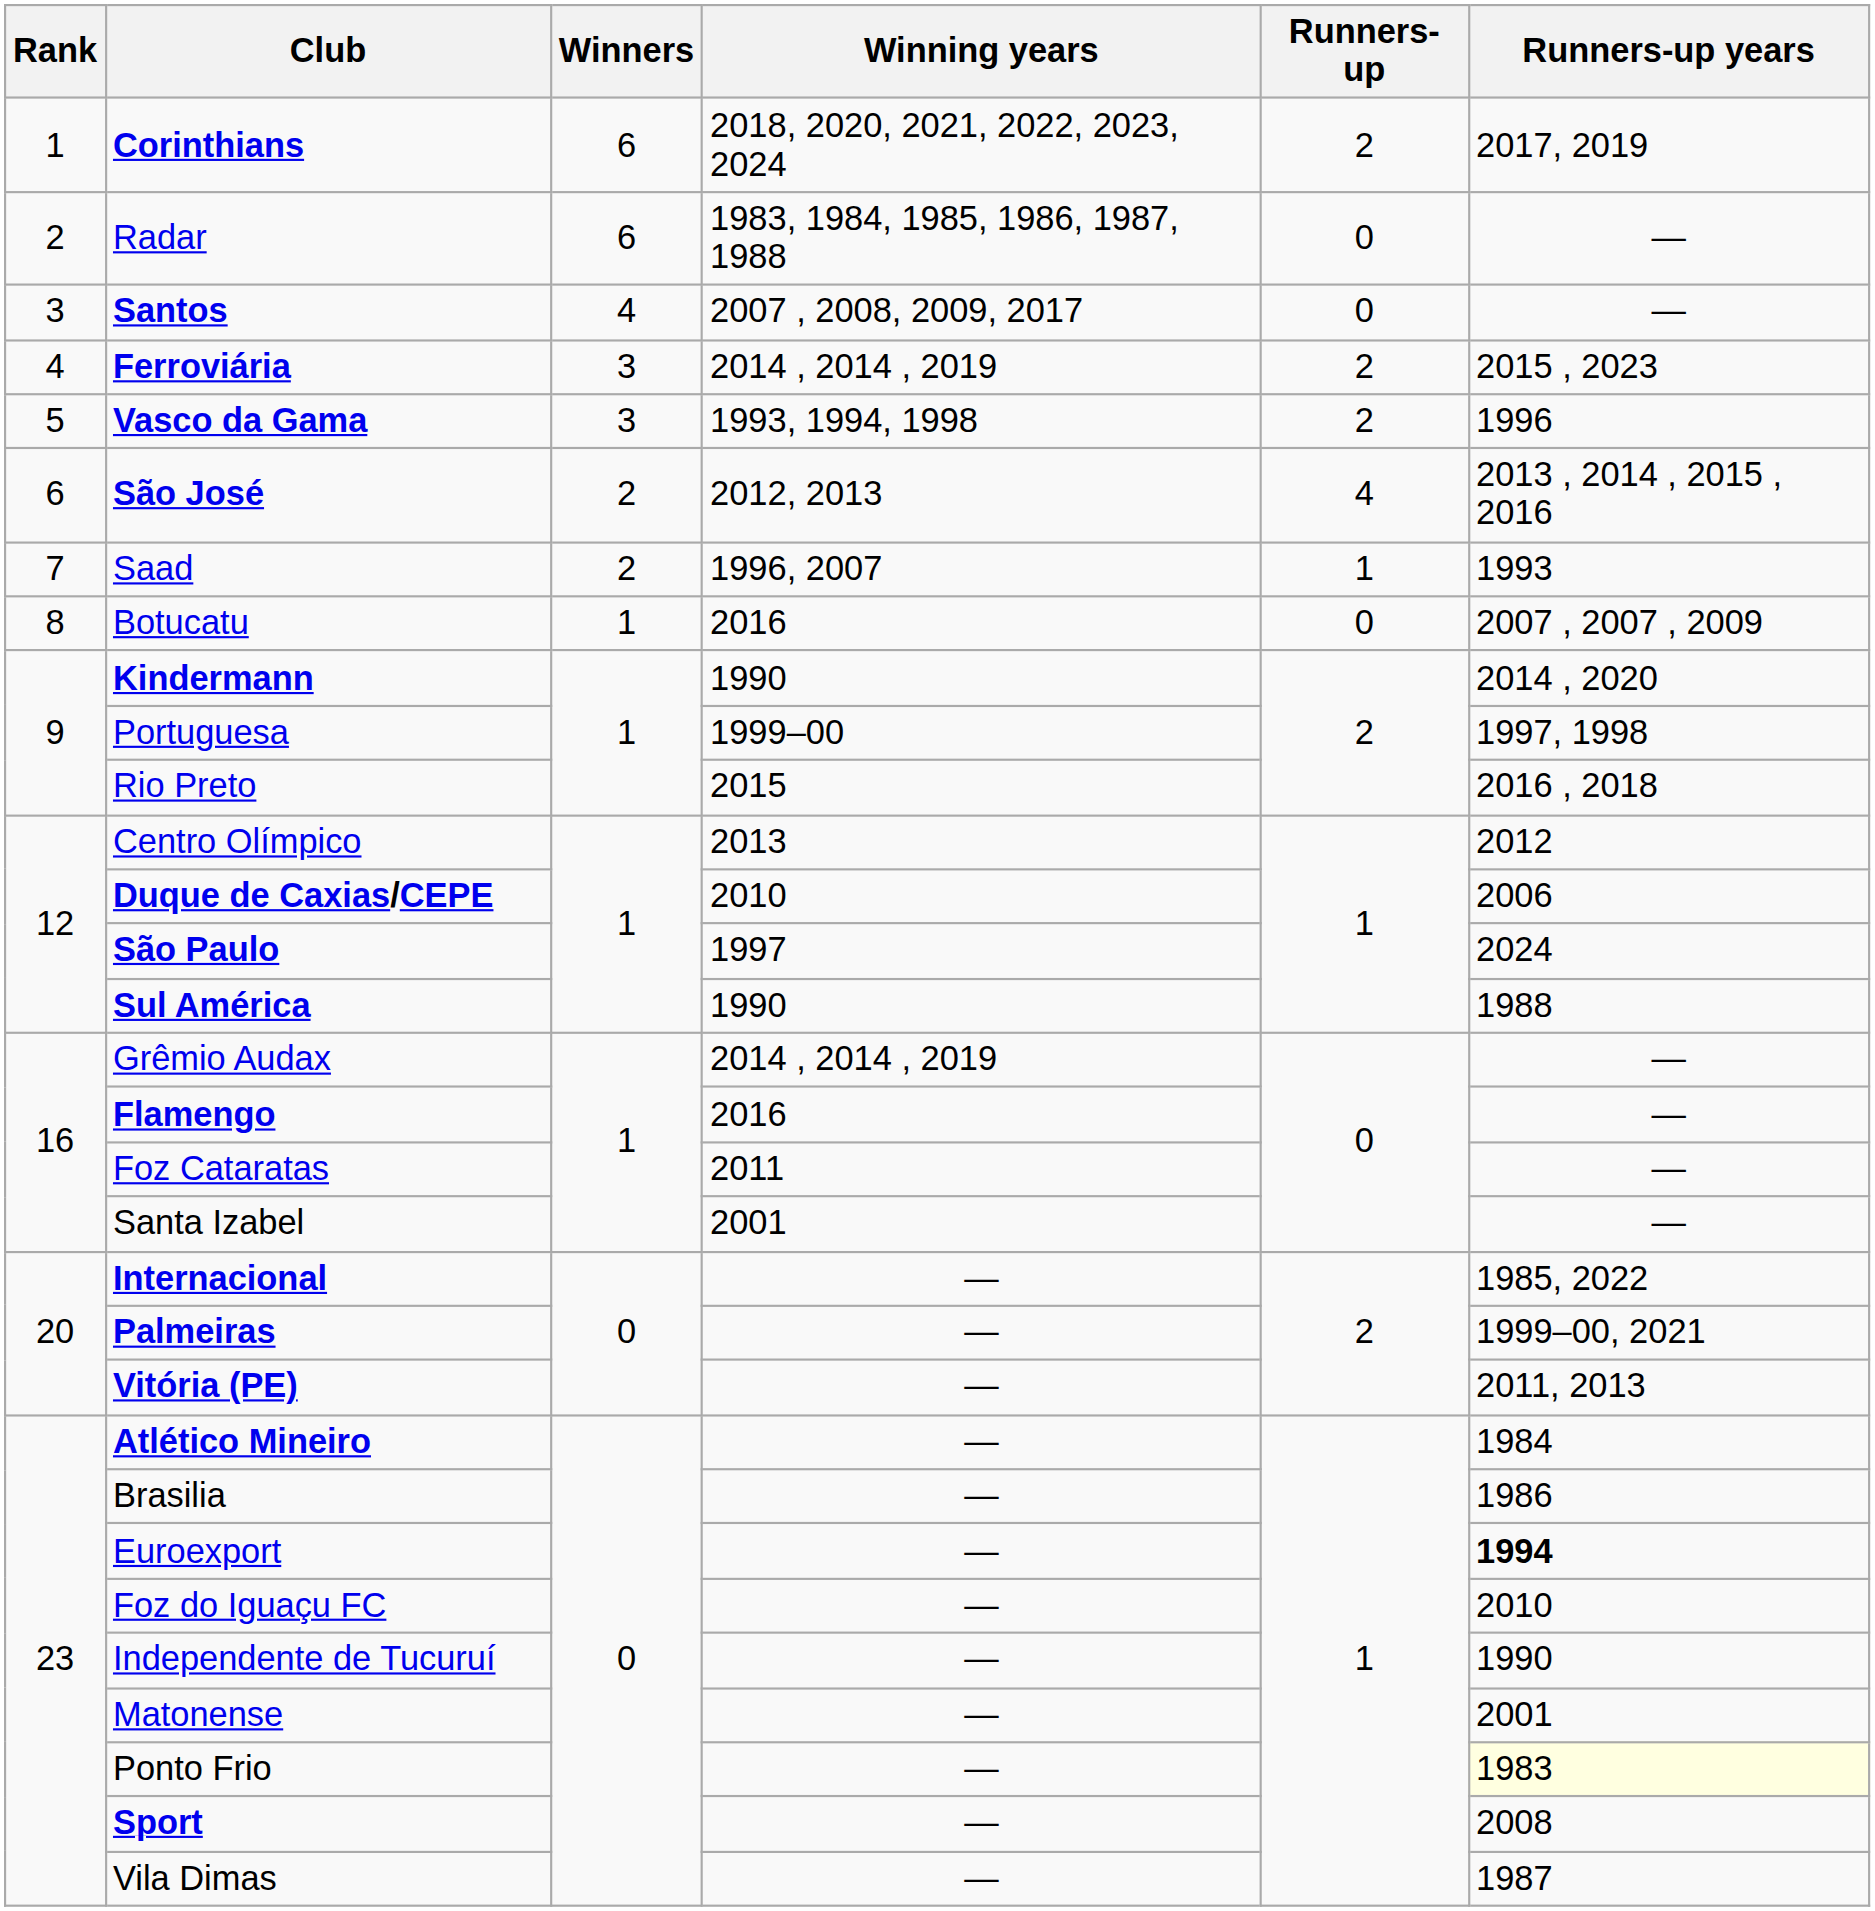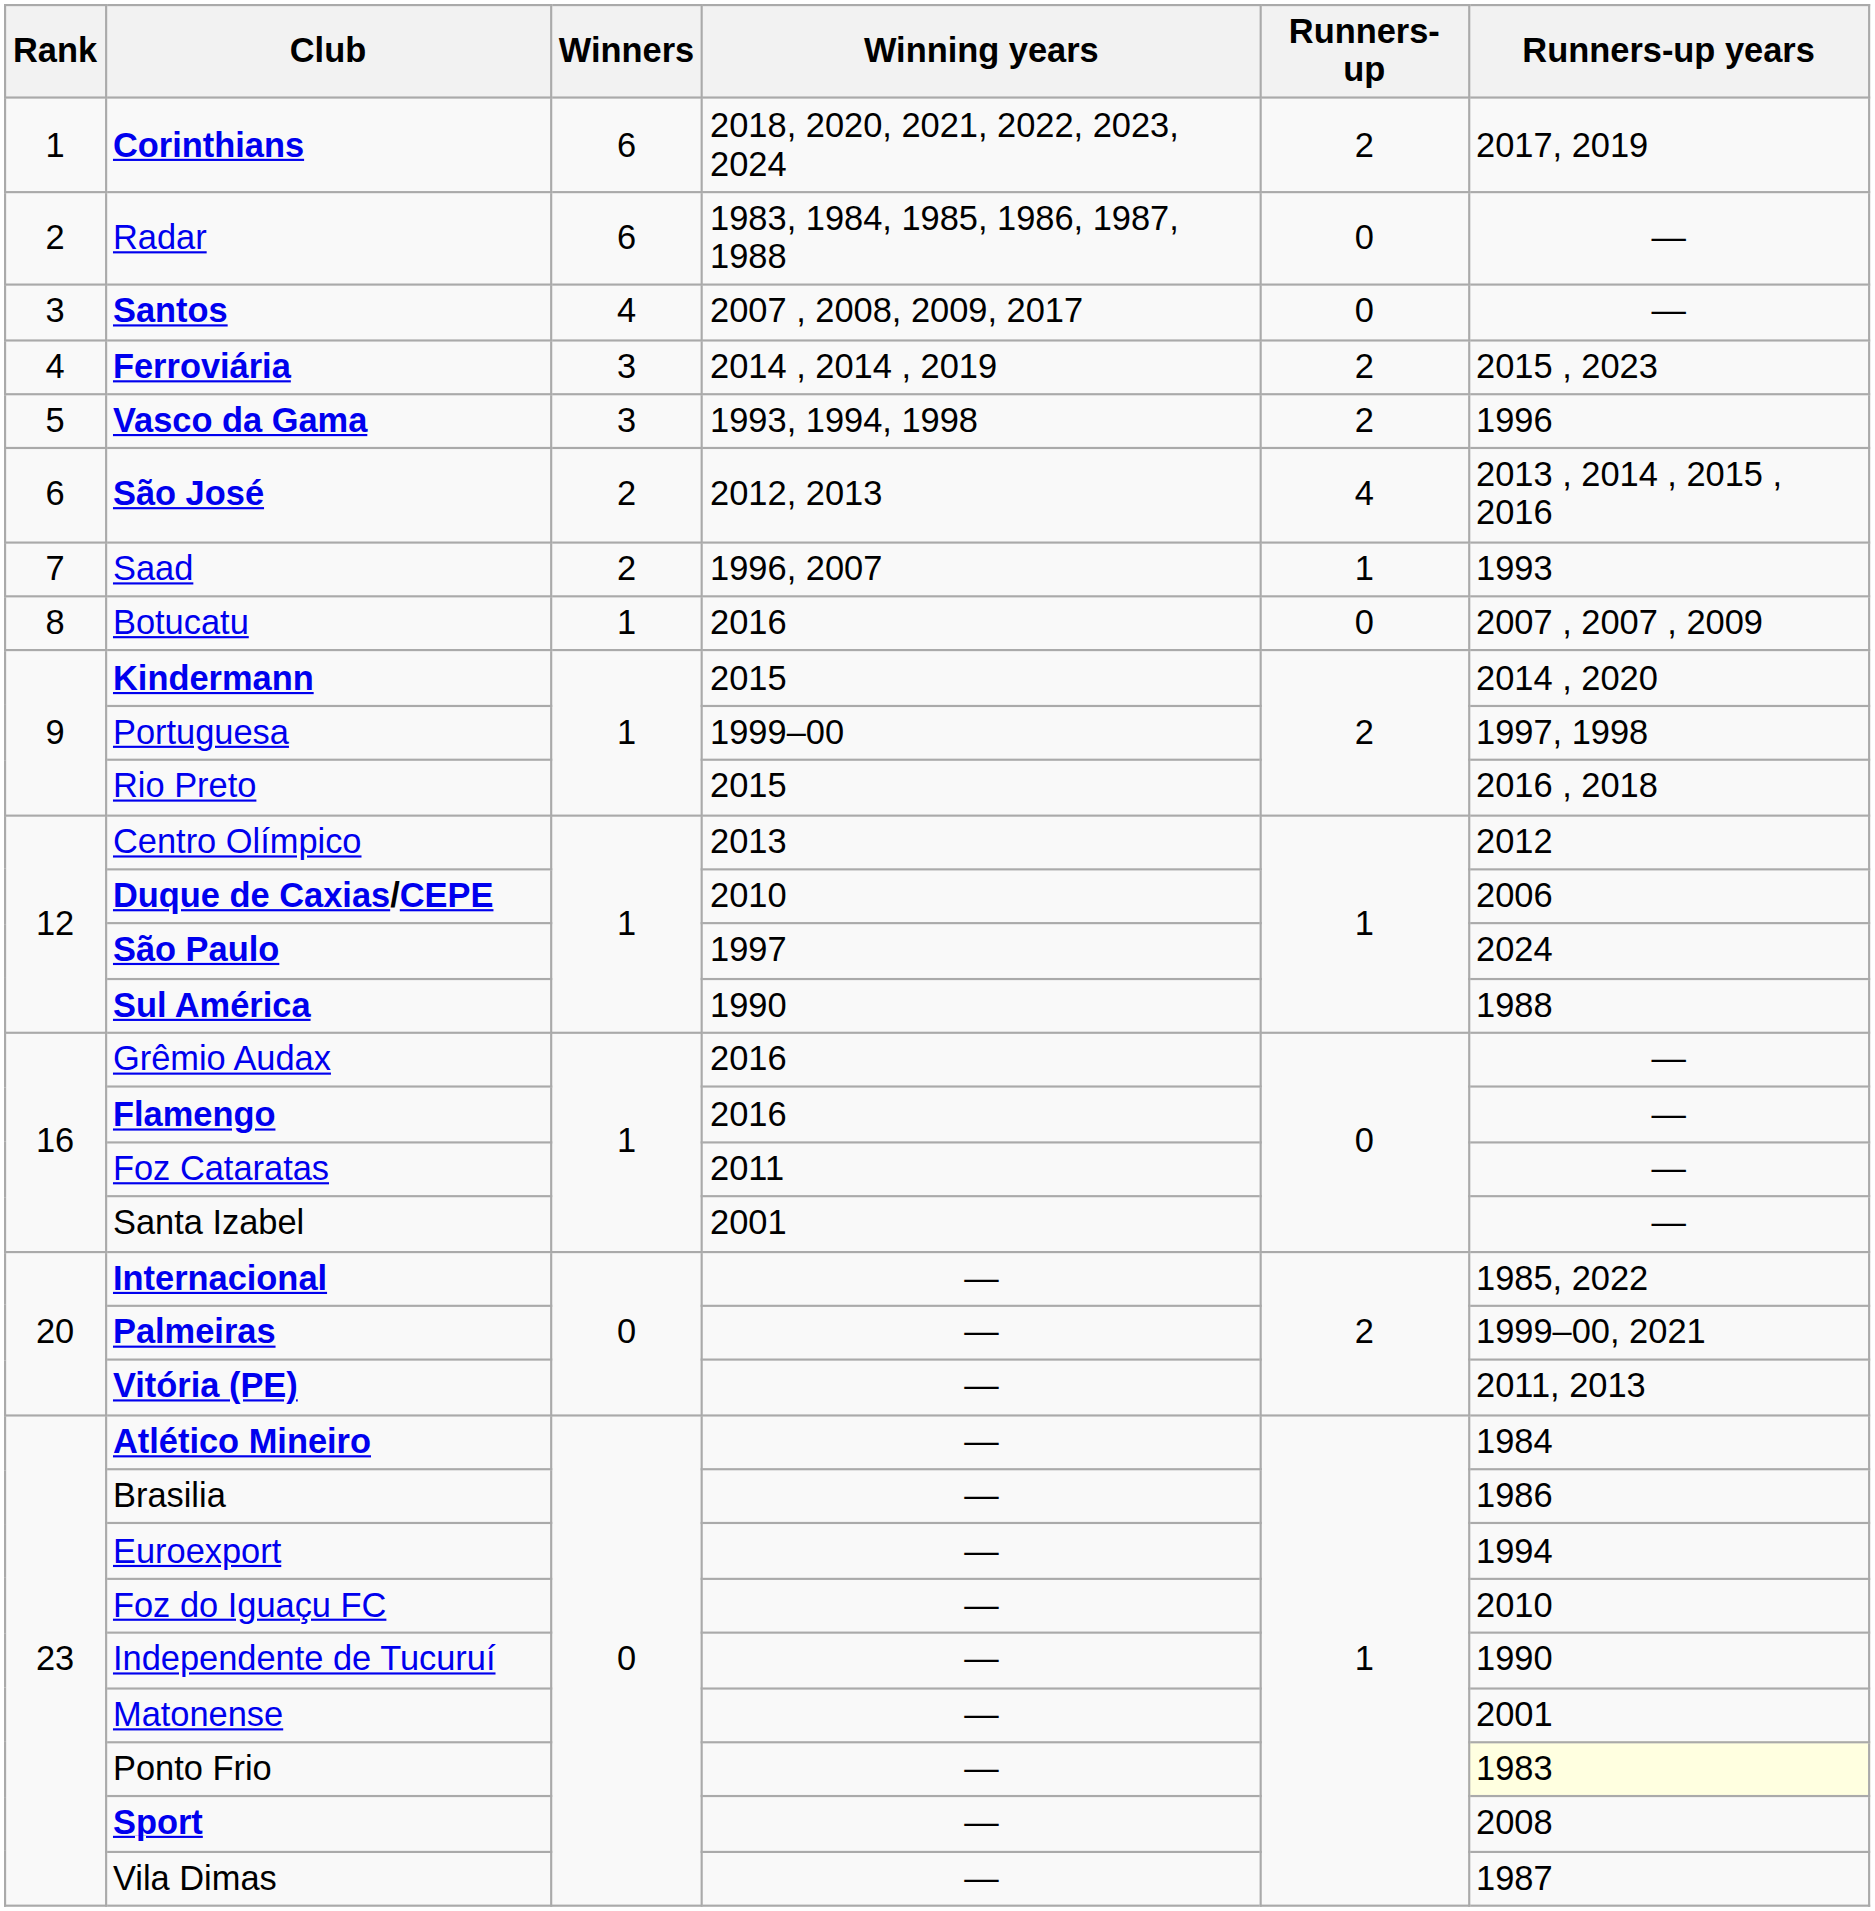(748, 677) 1990 -> (748, 677) 2015
(854, 1059) 2014 , 2014 , 2019 -> (748, 1059) 2016
(1514, 1550) bold -> (1514, 1550) normal
